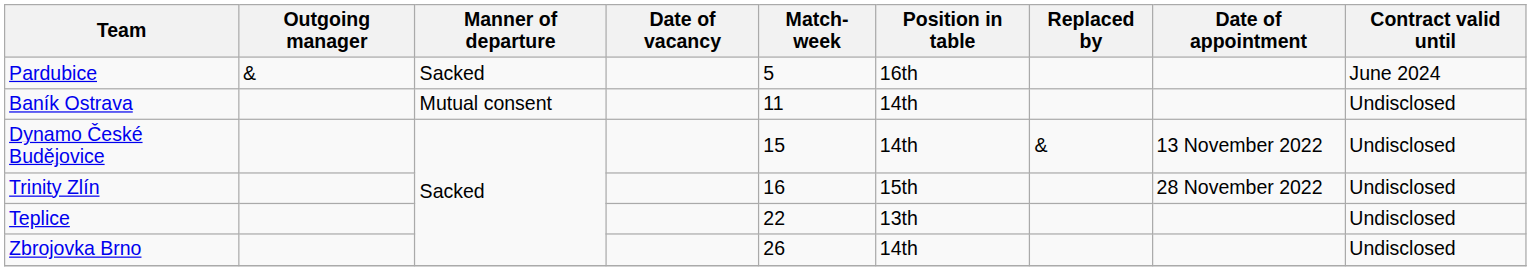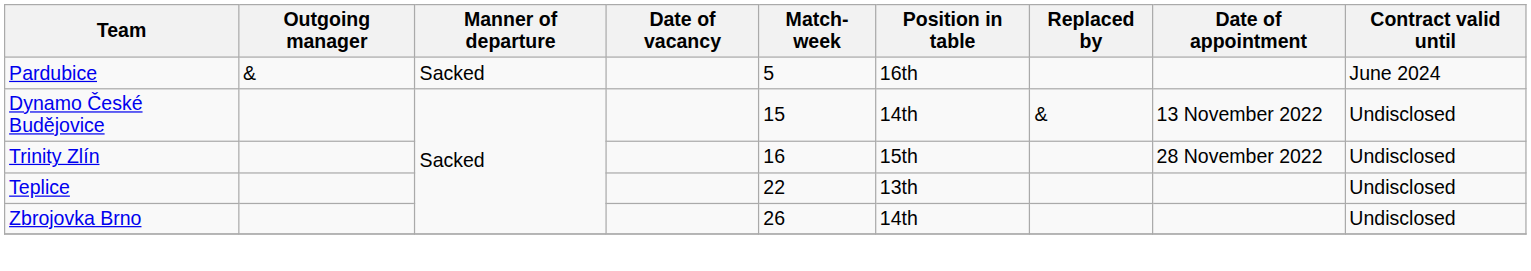- row: (71, 103)
